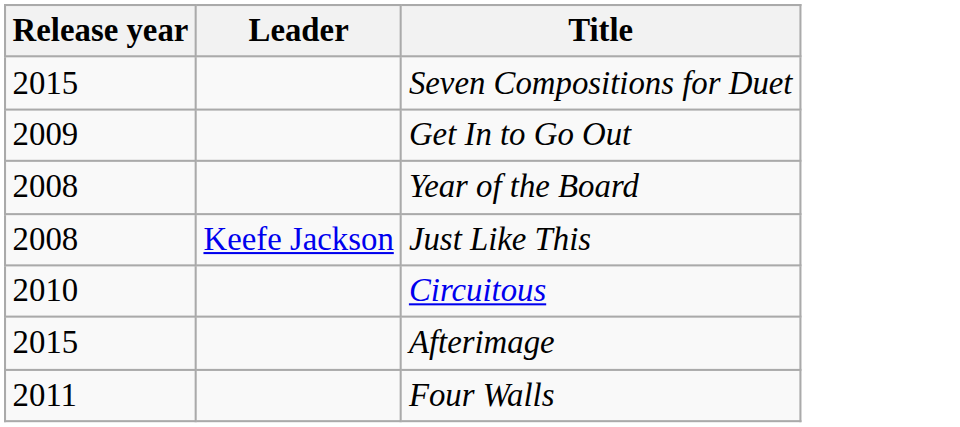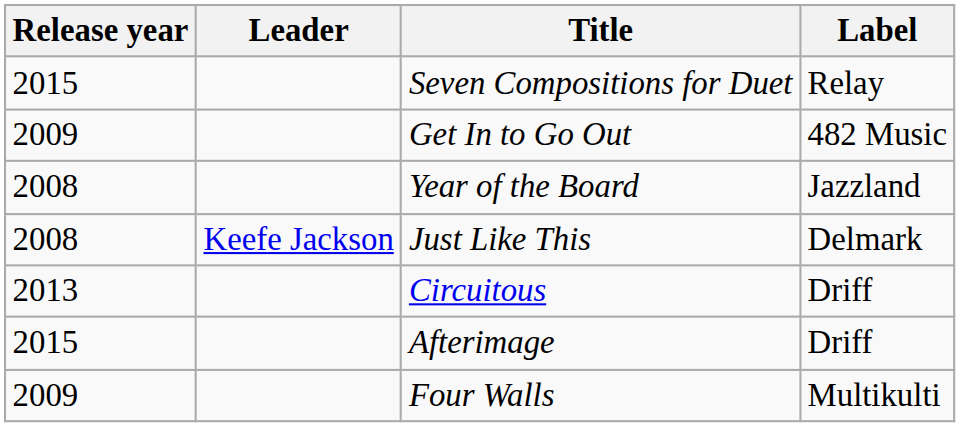+ column: (877, 30)
(45, 290) 2010 -> (45, 290) 2013
(45, 394) 2011 -> (45, 394) 2009
